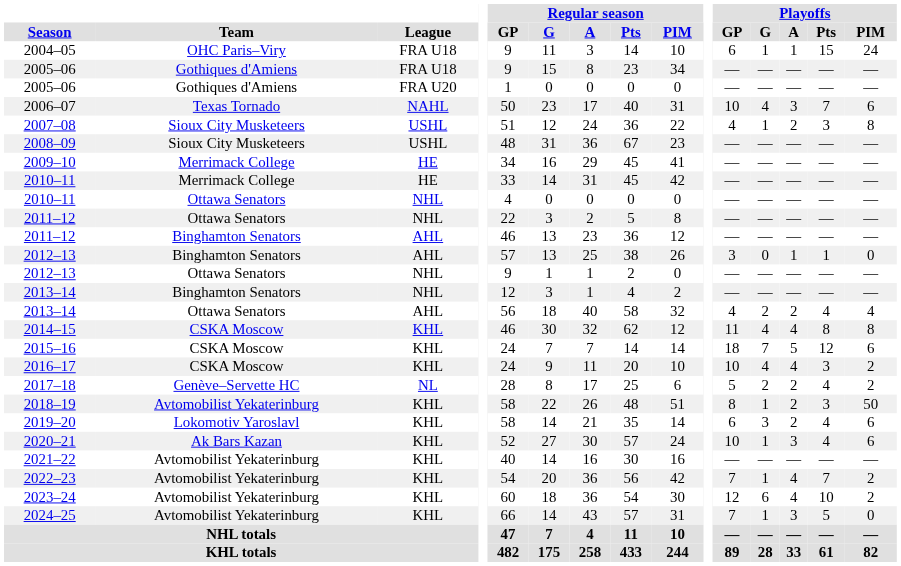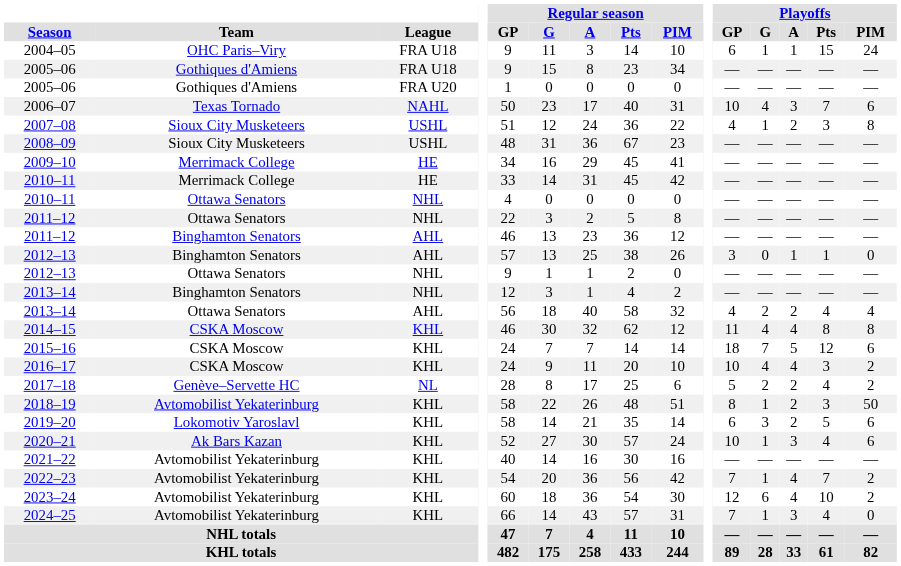(826, 422) 4 -> (826, 422) 5
(826, 515) 5 -> (826, 515) 4
